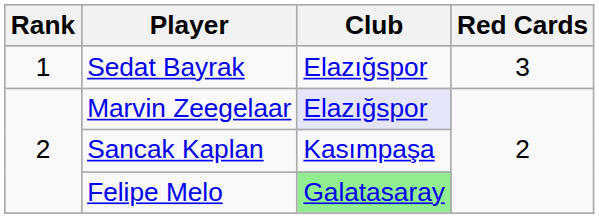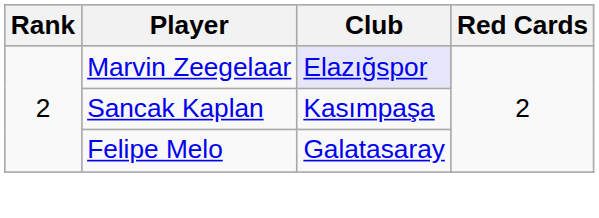- row: (166, 66)
(374, 191) lightgreen background -> (374, 150) no background
